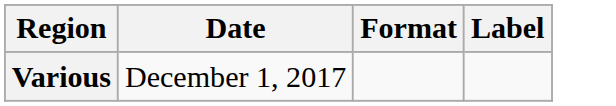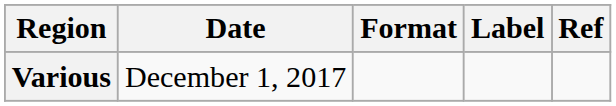+ column: (581, 28)
